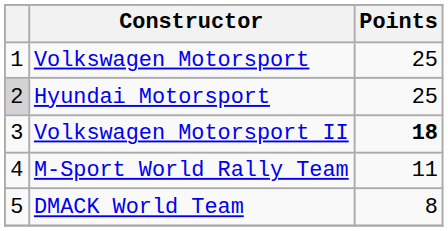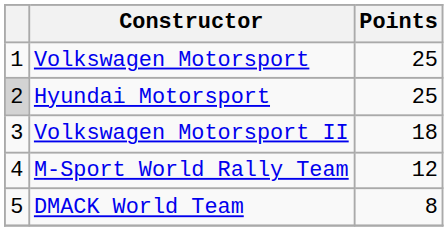(425, 133) bold -> (425, 133) normal
(425, 170) 11 -> (425, 170) 12
